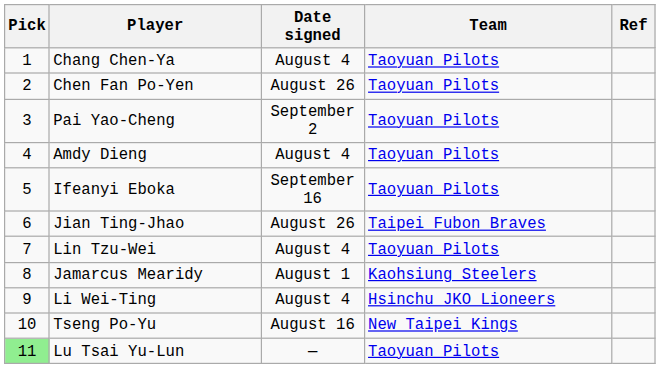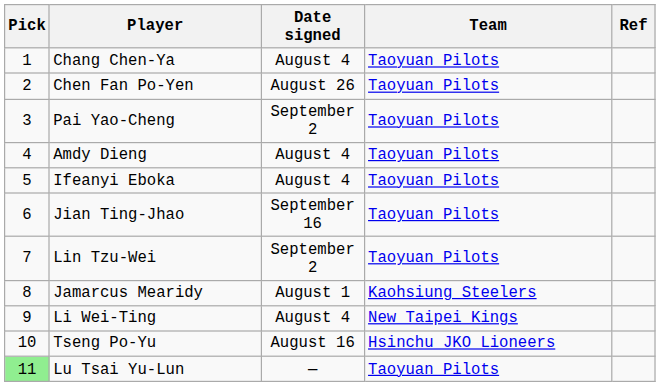(313, 189) September 16 -> (313, 180) August 4
(313, 224) August 26 -> (313, 215) September 16
(457, 224) Taipei Fubon Braves -> (434, 215) Taoyuan Pilots
(313, 249) August 4 -> (313, 258) September 2
(462, 300) Hsinchu JKO Lioneers -> (443, 318) New Taipei Kings
(443, 326) New Taipei Kings -> (462, 344) Hsinchu JKO Lioneers
